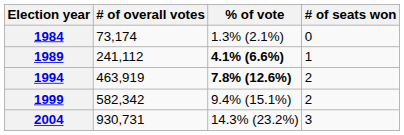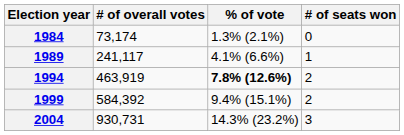(120, 57) 241,112 -> (120, 57) 241,117
(247, 57) bold -> (247, 57) normal
(120, 99) 582,342 -> (120, 99) 584,392
